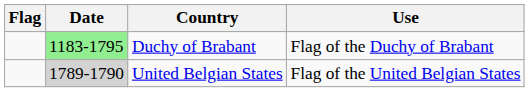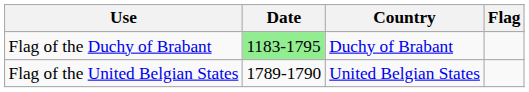columns swapped: (25, 18) <-> (406, 18)
(87, 73) lightgrey background -> (284, 73) no background
